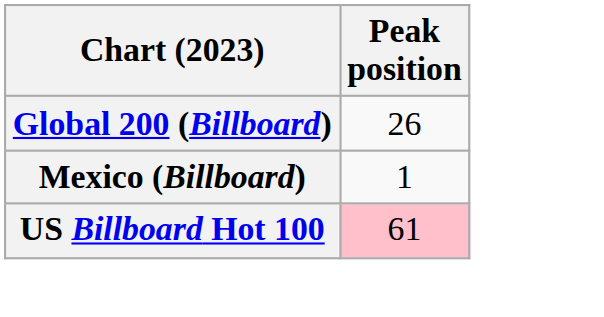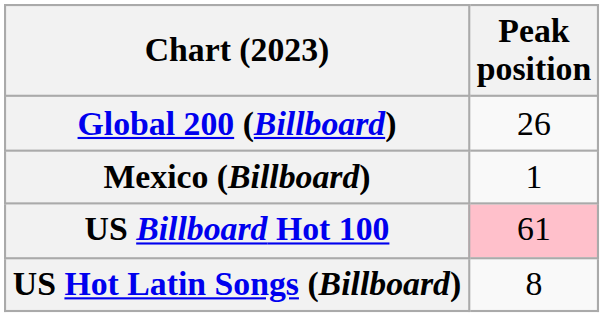+ row: (237, 283)
